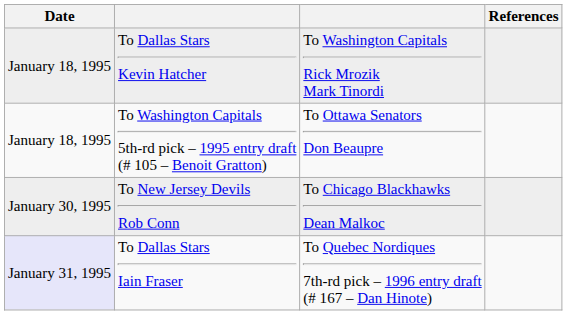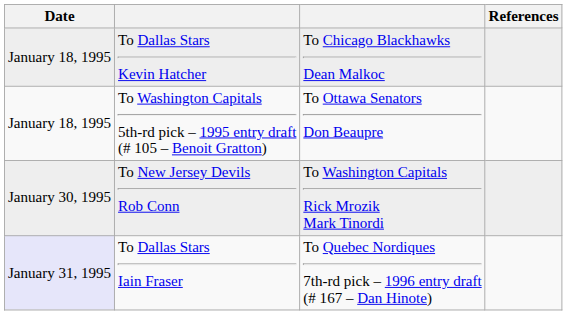(393, 65) To Washington Capitals Rick Mrozik Mark Tinordi -> (393, 57) To Chicago Blackhawks Dean Malkoc
(393, 206) To Chicago Blackhawks Dean Malkoc -> (393, 197) To Washington Capitals Rick Mrozik Mark Tinordi
